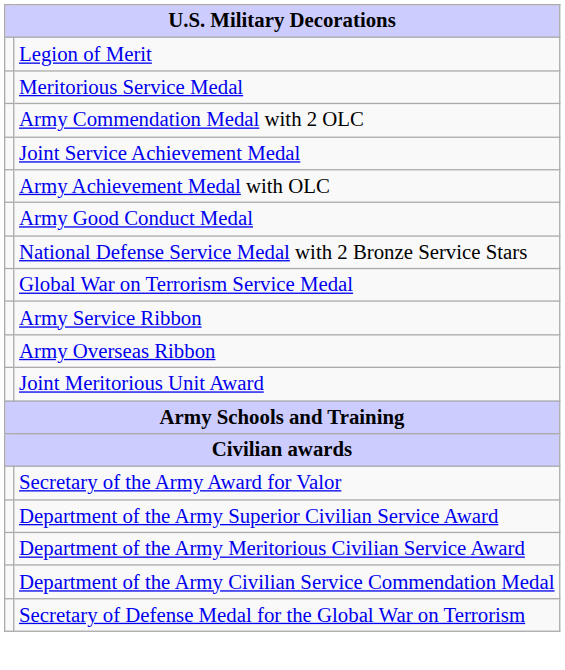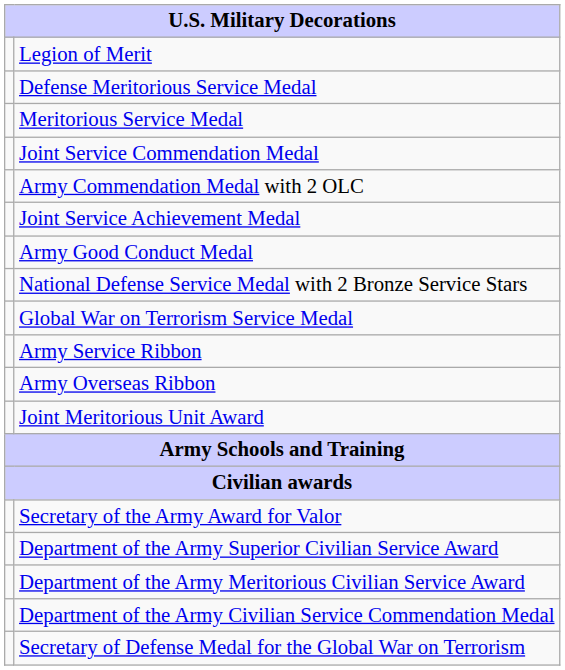+ row: (168, 86)
+ row: (169, 152)
- row: (174, 185)
